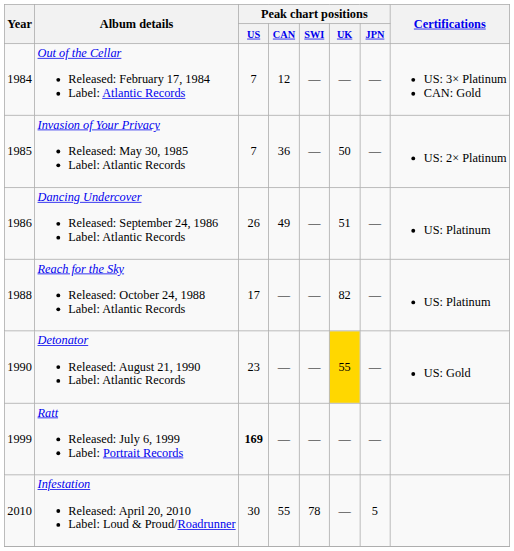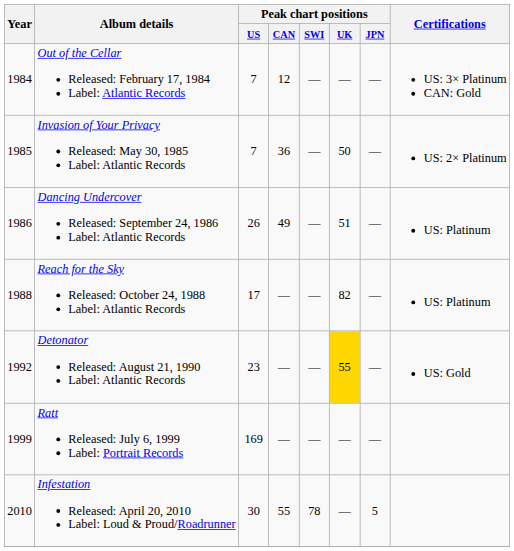(20, 367) 1990 -> (20, 367) 1992
(254, 439) bold -> (254, 439) normal
